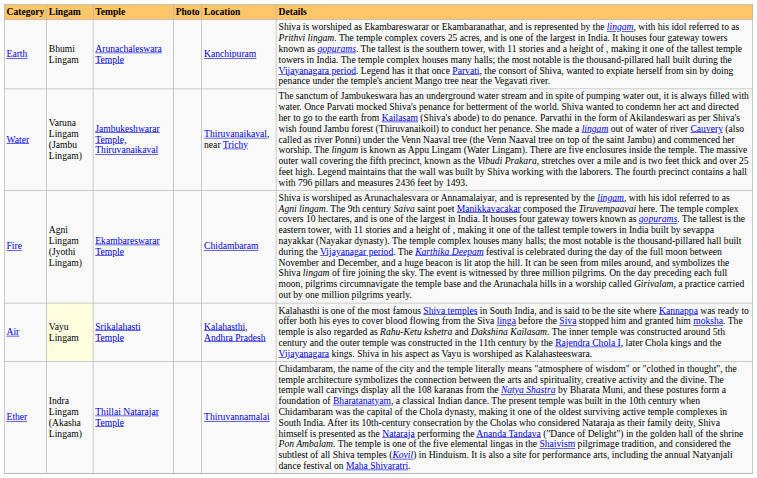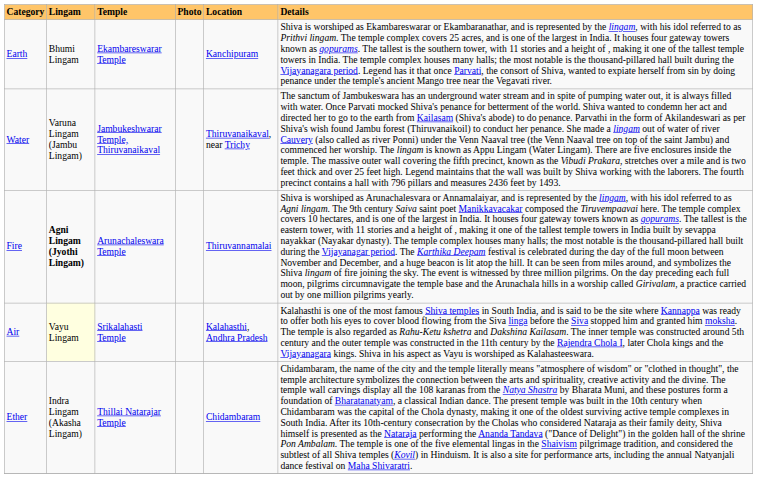(129, 54) Arunachaleswara Temple -> (129, 54) Ekambareswarar Temple
(65, 246) normal -> (66, 246) bold
(127, 246) Ekambareswarar Temple -> (130, 246) Arunachaleswara Temple
(231, 246) Chidambaram -> (239, 246) Thiruvannamalai
(237, 417) Thiruvannamalai -> (233, 417) Chidambaram
